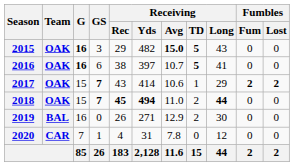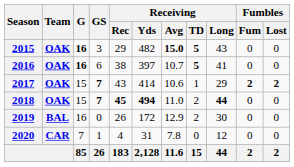(147, 118) 271 -> (147, 118) 172
